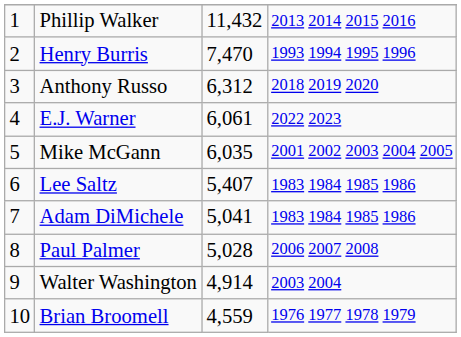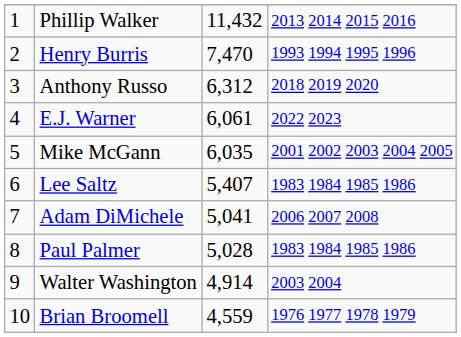(343, 217) 1983 1984 1985 1986 -> (325, 217) 2006 2007 2008
(325, 250) 2006 2007 2008 -> (343, 250) 1983 1984 1985 1986
